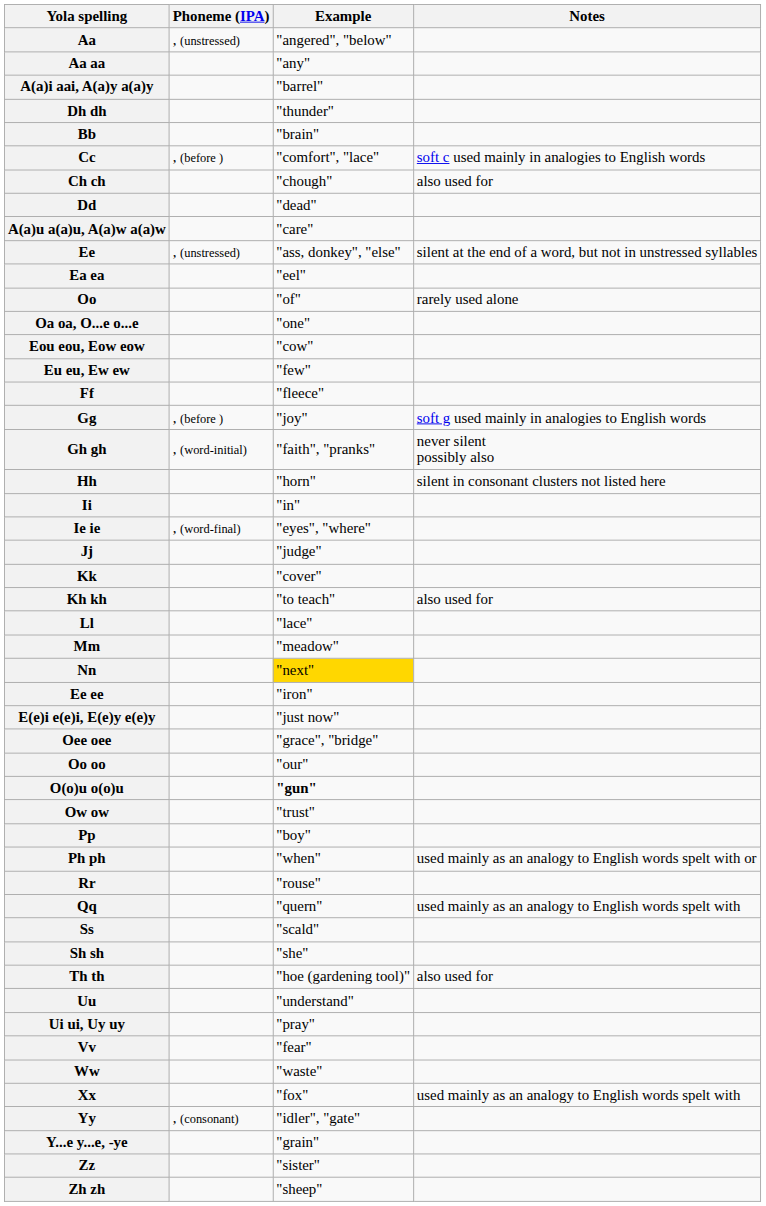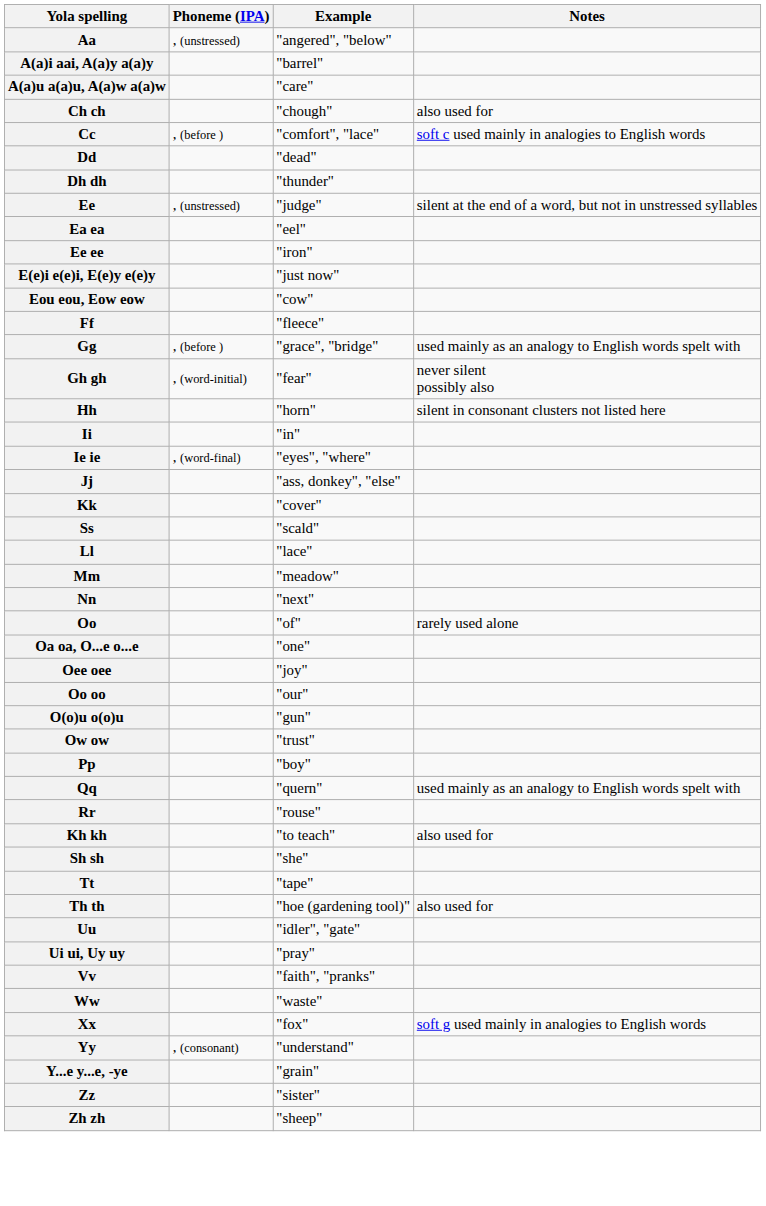- row: (87, 63)
rows swapped: (87, 228) <-> (87, 110)
- row: (87, 134)
rows swapped: (87, 157) <-> (87, 181)
(338, 252) "ass, donkey", "else" -> (299, 205) "judge"
rows swapped: (87, 693) <-> (87, 299)
rows swapped: (87, 717) <-> (87, 323)
- row: (87, 370)
(292, 417) "joy" -> (327, 346) "grace", "bridge"
(561, 417) soft g used mainly in analogies to English words -> (579, 346) used mainly as an analogy to English words spelt with
(326, 449) "faith", "pranks" -> (294, 378) "fear"
(299, 552) "judge" -> (338, 481) "ass, donkey", "else"
rows swapped: (87, 599) <-> (87, 929)
(295, 670) gold background -> (295, 599) no background
(327, 741) "grace", "bridge" -> (292, 670) "joy"
(297, 788) bold -> (294, 717) normal
- row: (87, 858)
rows swapped: (87, 906) <-> (87, 882)
+ row: (87, 882)
(315, 1000) "understand" -> (318, 929) "idler", "gate"
(294, 1047) "fear" -> (326, 976) "faith", "pranks"
(579, 1094) used mainly as an analogy to English words spelt with -> (561, 1024) soft g used mainly in analogies to English words
(318, 1118) "idler", "gate" -> (315, 1047) "understand"
